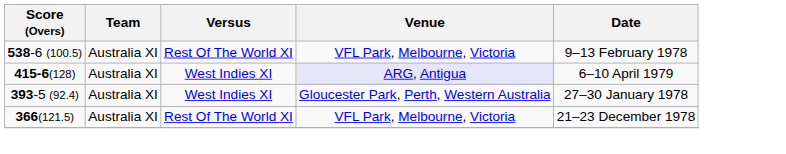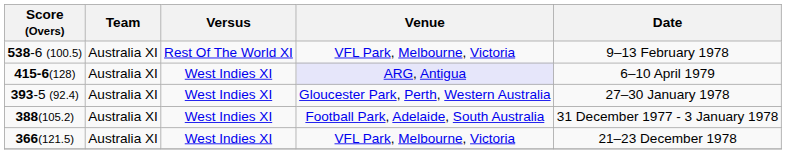+ row: (45, 116)
(228, 116) Rest Of The World XI -> (228, 138) West Indies XI
